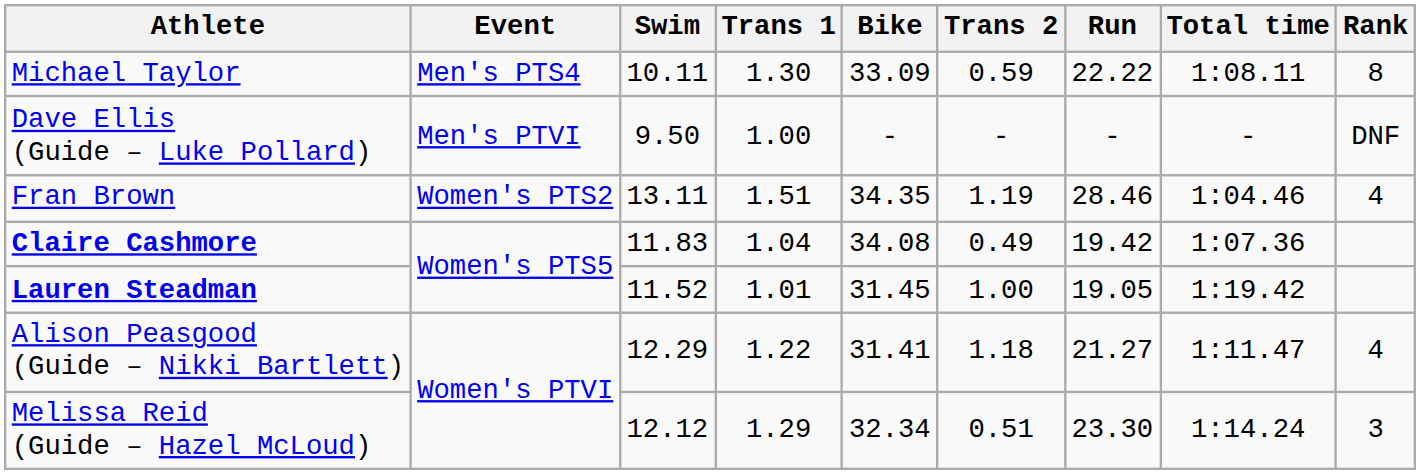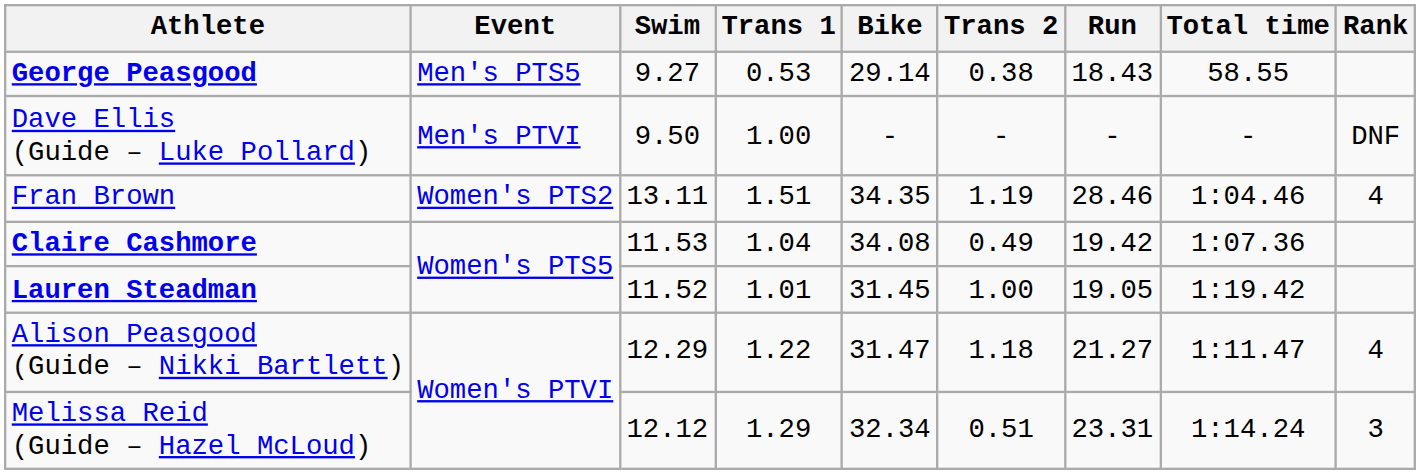- row: (126, 74)
+ row: (134, 74)
(667, 244) 11.83 -> (667, 244) 11.53
(890, 351) 31.41 -> (890, 351) 31.47
(1112, 430) 23.30 -> (1112, 430) 23.31
